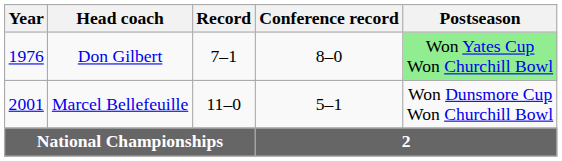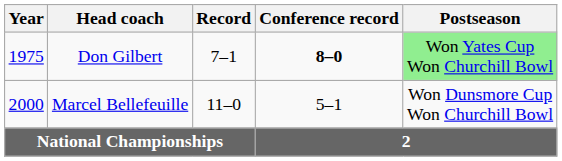(26, 56) 1976 -> (26, 56) 1975
(329, 56) normal -> (329, 56) bold
(26, 103) 2001 -> (26, 103) 2000
